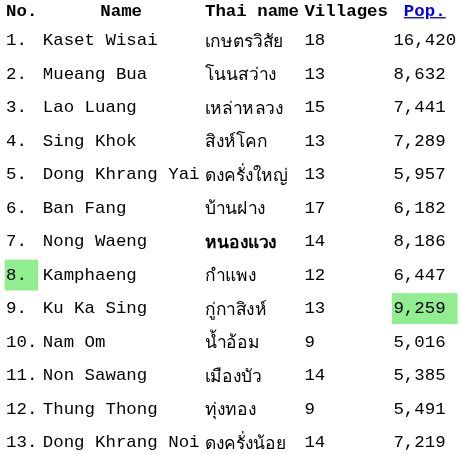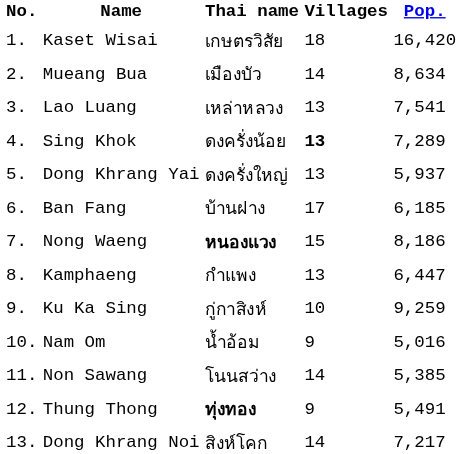(240, 75) โนนสว่าง -> (233, 75) เมืองบัว
(315, 74) 13 -> (315, 74) 14
(420, 74) 8,632 -> (420, 74) 8,634
(315, 108) 15 -> (315, 108) 13
(420, 108) 7,441 -> (420, 108) 7,541
(236, 142) สิงห์โคก -> (246, 142) ดงครั่งน้อย
(315, 141) normal -> (315, 141) bold
(420, 175) 5,957 -> (420, 175) 5,937
(420, 208) 6,182 -> (420, 208) 6,185
(315, 242) 14 -> (315, 242) 15
(16, 275) lightgreen background -> (16, 275) no background
(315, 275) 12 -> (315, 275) 13
(315, 309) 13 -> (315, 309) 10
(420, 309) lightgreen background -> (420, 309) no background
(233, 377) เมืองบัว -> (240, 377) โนนสว่าง
(230, 410) normal -> (230, 410) bold
(246, 444) ดงครั่งน้อย -> (236, 444) สิงห์โคก
(420, 443) 7,219 -> (420, 443) 7,217
